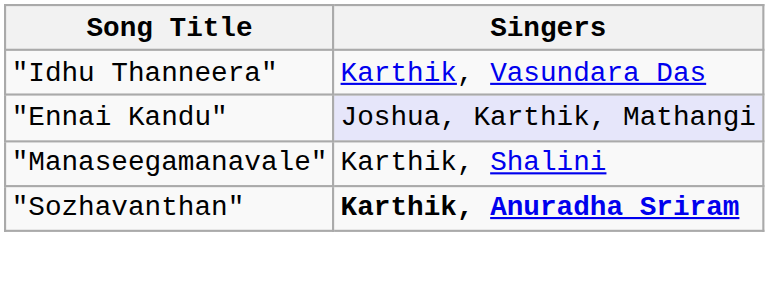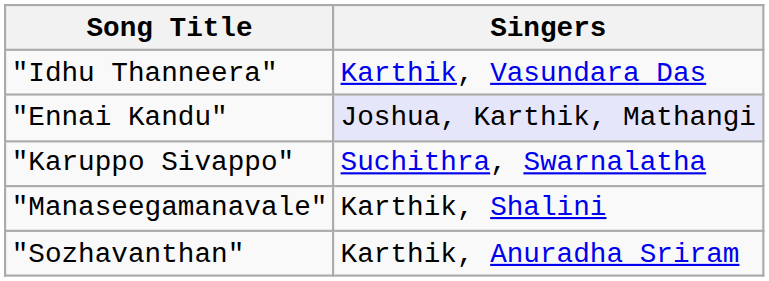+ row: (153, 163)
(540, 208) bold -> (540, 253) normal
